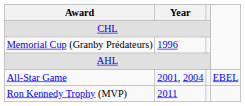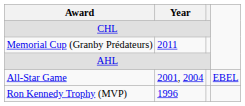(168, 45) 1996 -> (167, 45) 2011
(167, 93) 2011 -> (168, 93) 1996
